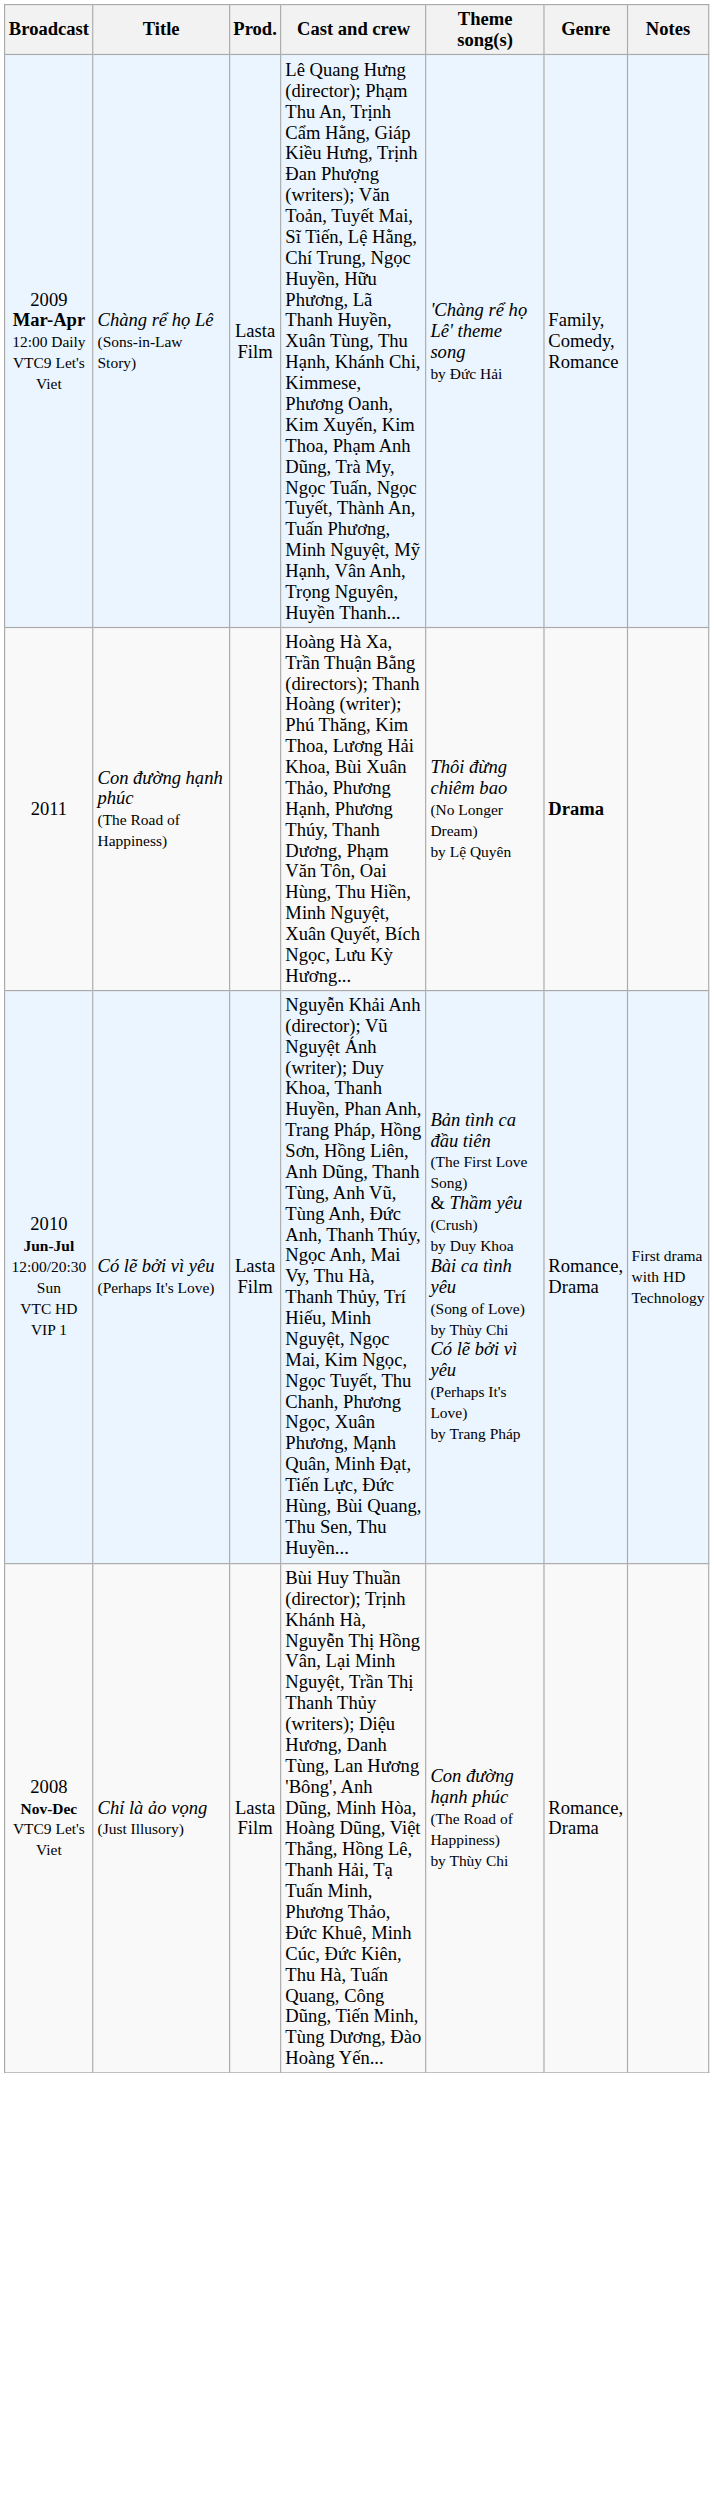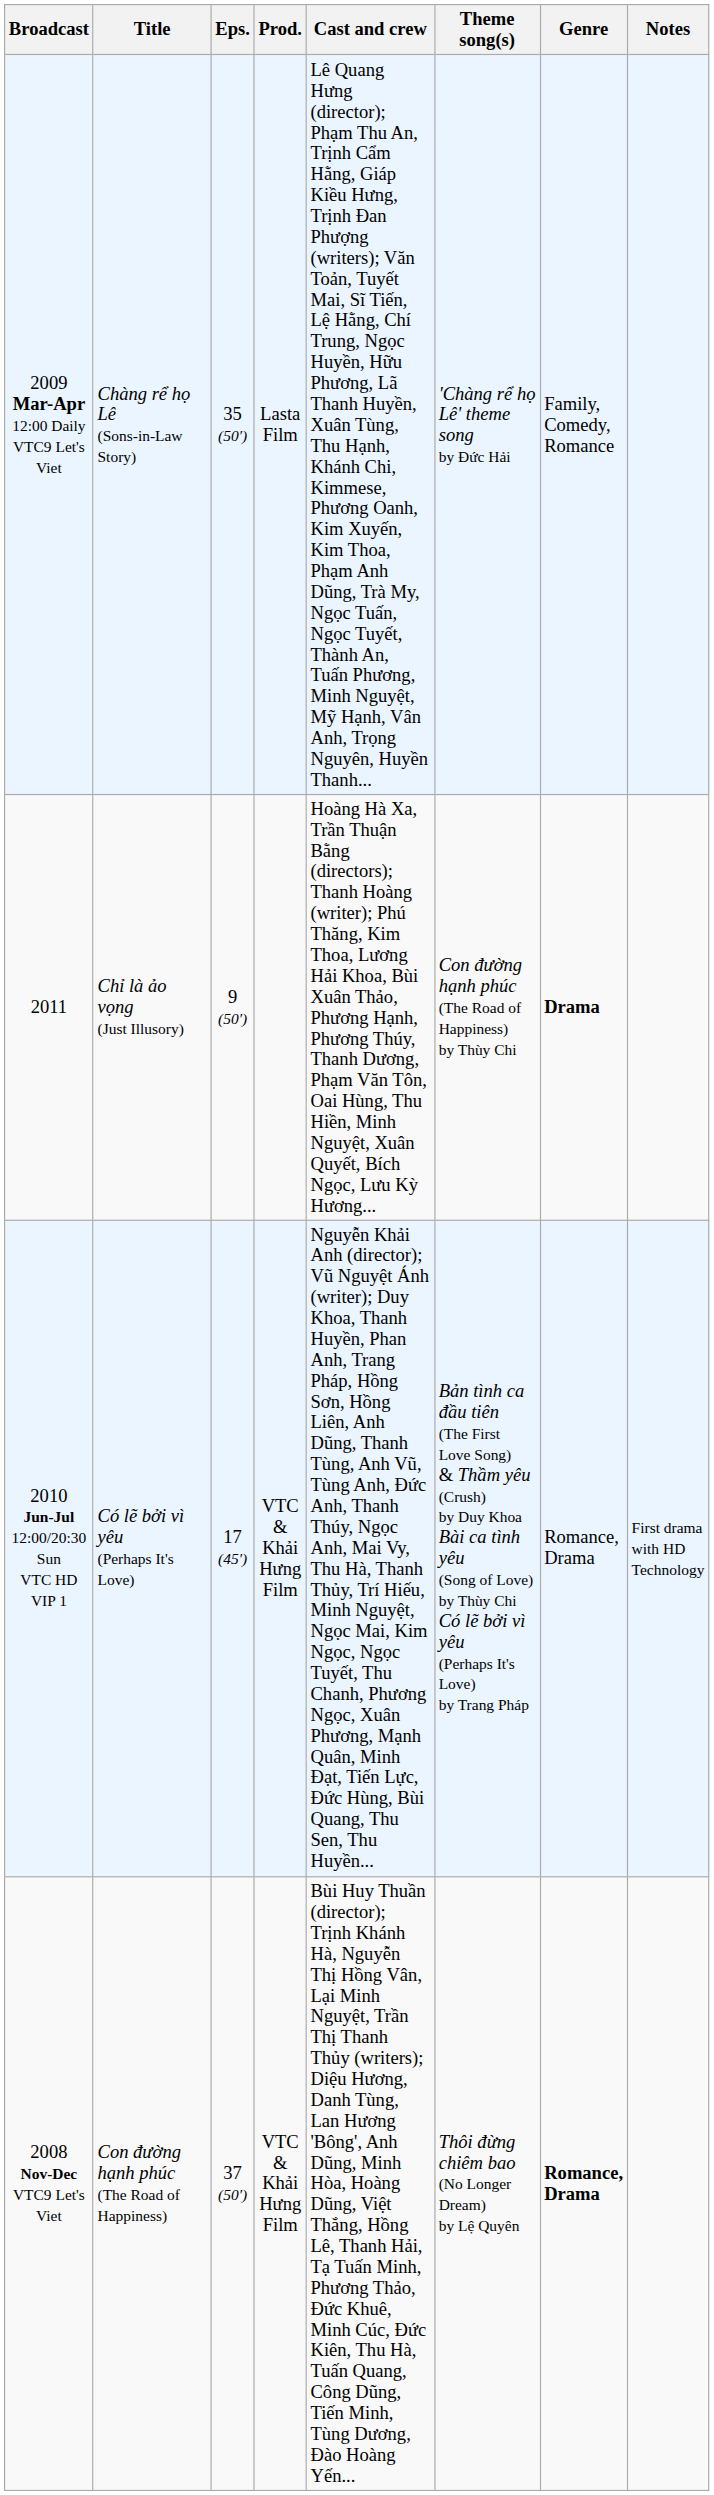+ column: (233, 29)
(160, 808) Con đường hạnh phúc (The Road of Happiness) -> (141, 1007) Chỉ là ảo vọng (Just Illusory)
(471, 808) Thôi đừng chiêm bao (No Longer Dream) by Lệ Quyên -> (480, 1007) Con đường hạnh phúc (The Road of Happiness) by Thùy Chi
(255, 1276) Lasta Film -> (280, 1548) VTC & Khải Hưng Film
(152, 1817) Chỉ là ảo vọng (Just Illusory) -> (139, 2183) Con đường hạnh phúc (The Road of Happiness)
(255, 1817) Lasta Film -> (280, 2183) VTC & Khải Hưng Film
(472, 1817) Con đường hạnh phúc (The Road of Happiness) by Thùy Chi -> (479, 2183) Thôi đừng chiêm bao (No Longer Dream) by Lệ Quyên
(586, 1817) normal -> (584, 2183) bold
